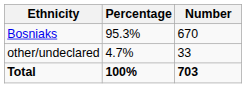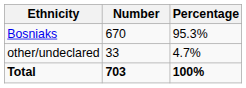columns swapped: (208, 14) <-> (139, 14)
